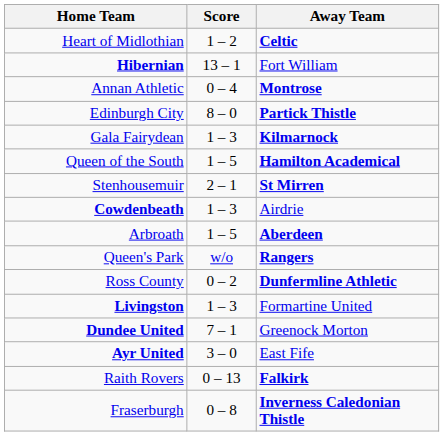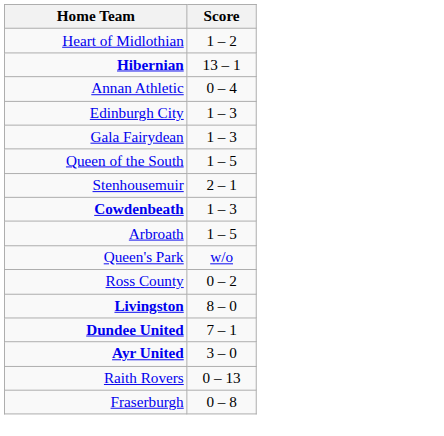- column: (347, 16)
(222, 112) 8 – 0 -> (222, 112) 1 – 3
(222, 305) 1 – 3 -> (222, 305) 8 – 0
